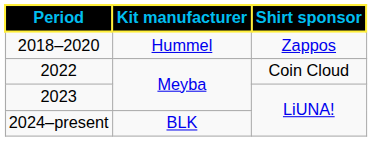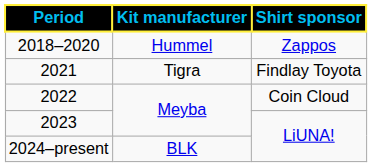+ row: (59, 71)
